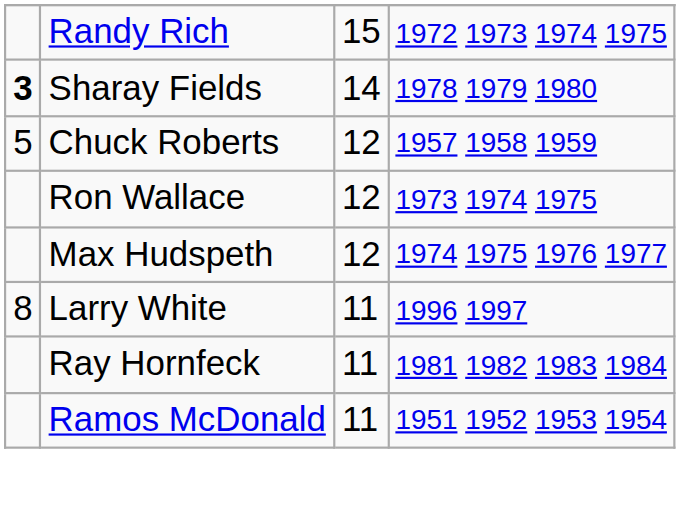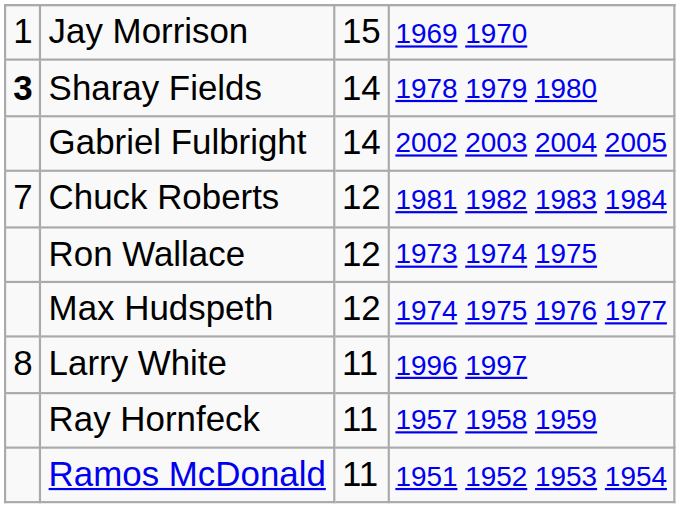+ row: (148, 32)
- row: (139, 32)
+ row: (178, 142)
(23, 142) 5 -> (23, 198) 7
(496, 143) 1957 1958 1959 -> (531, 199) 1981 1982 1983 1984
(531, 365) 1981 1982 1983 1984 -> (496, 420) 1957 1958 1959
